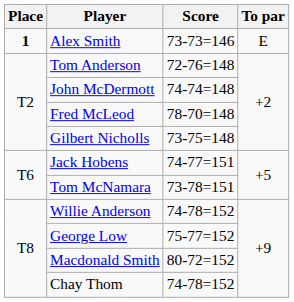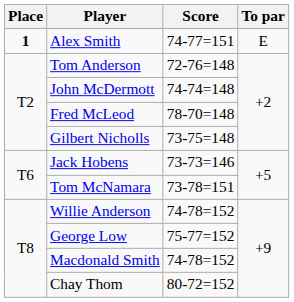(201, 41) 73-73=146 -> (201, 41) 74-77=151
(201, 162) 74-77=151 -> (201, 162) 73-73=146
(201, 260) 80-72=152 -> (201, 260) 74-78=152
(201, 284) 74-78=152 -> (201, 284) 80-72=152
